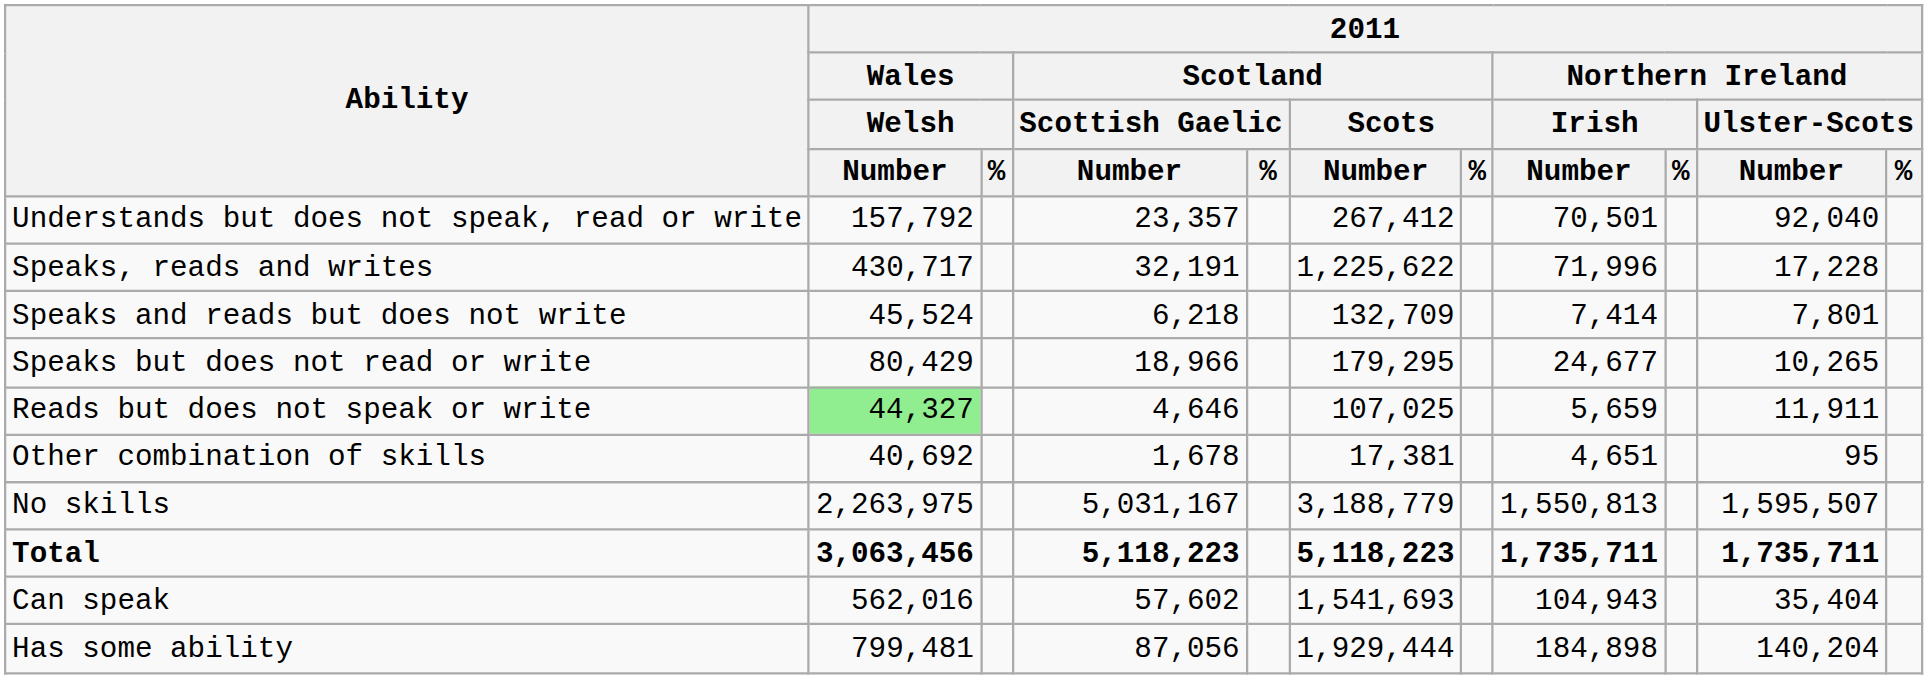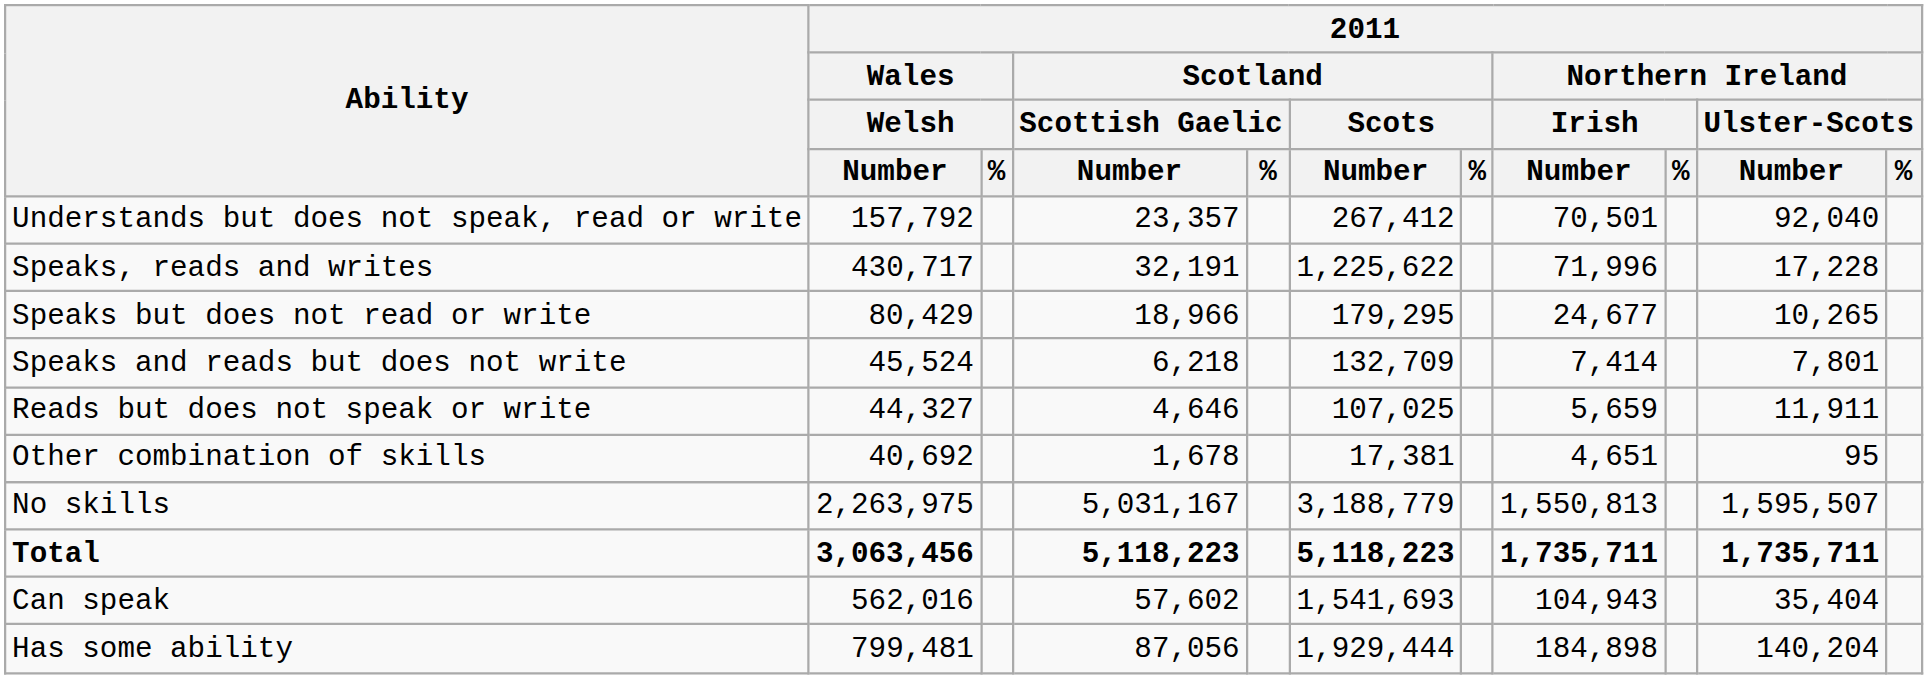rows swapped: (302, 363) <-> (319, 315)
(921, 410) lightgreen background -> (921, 410) no background
